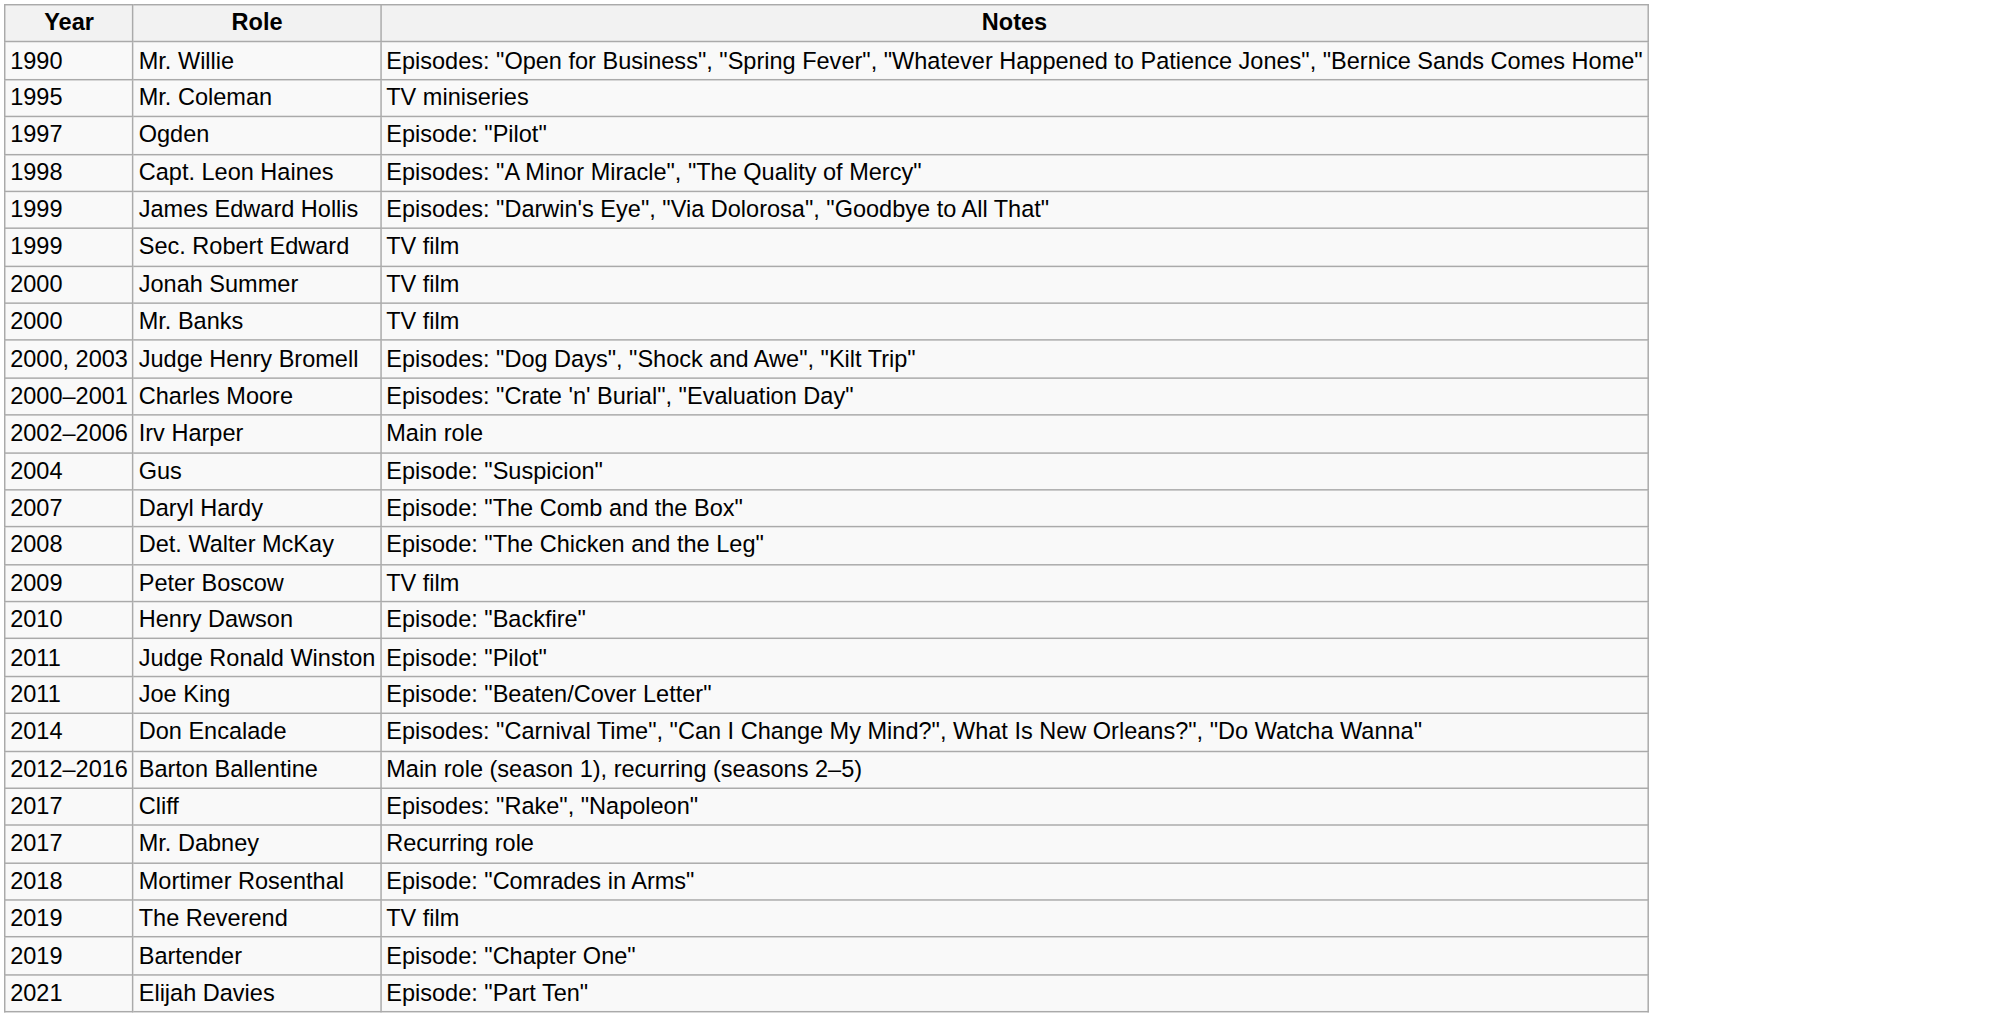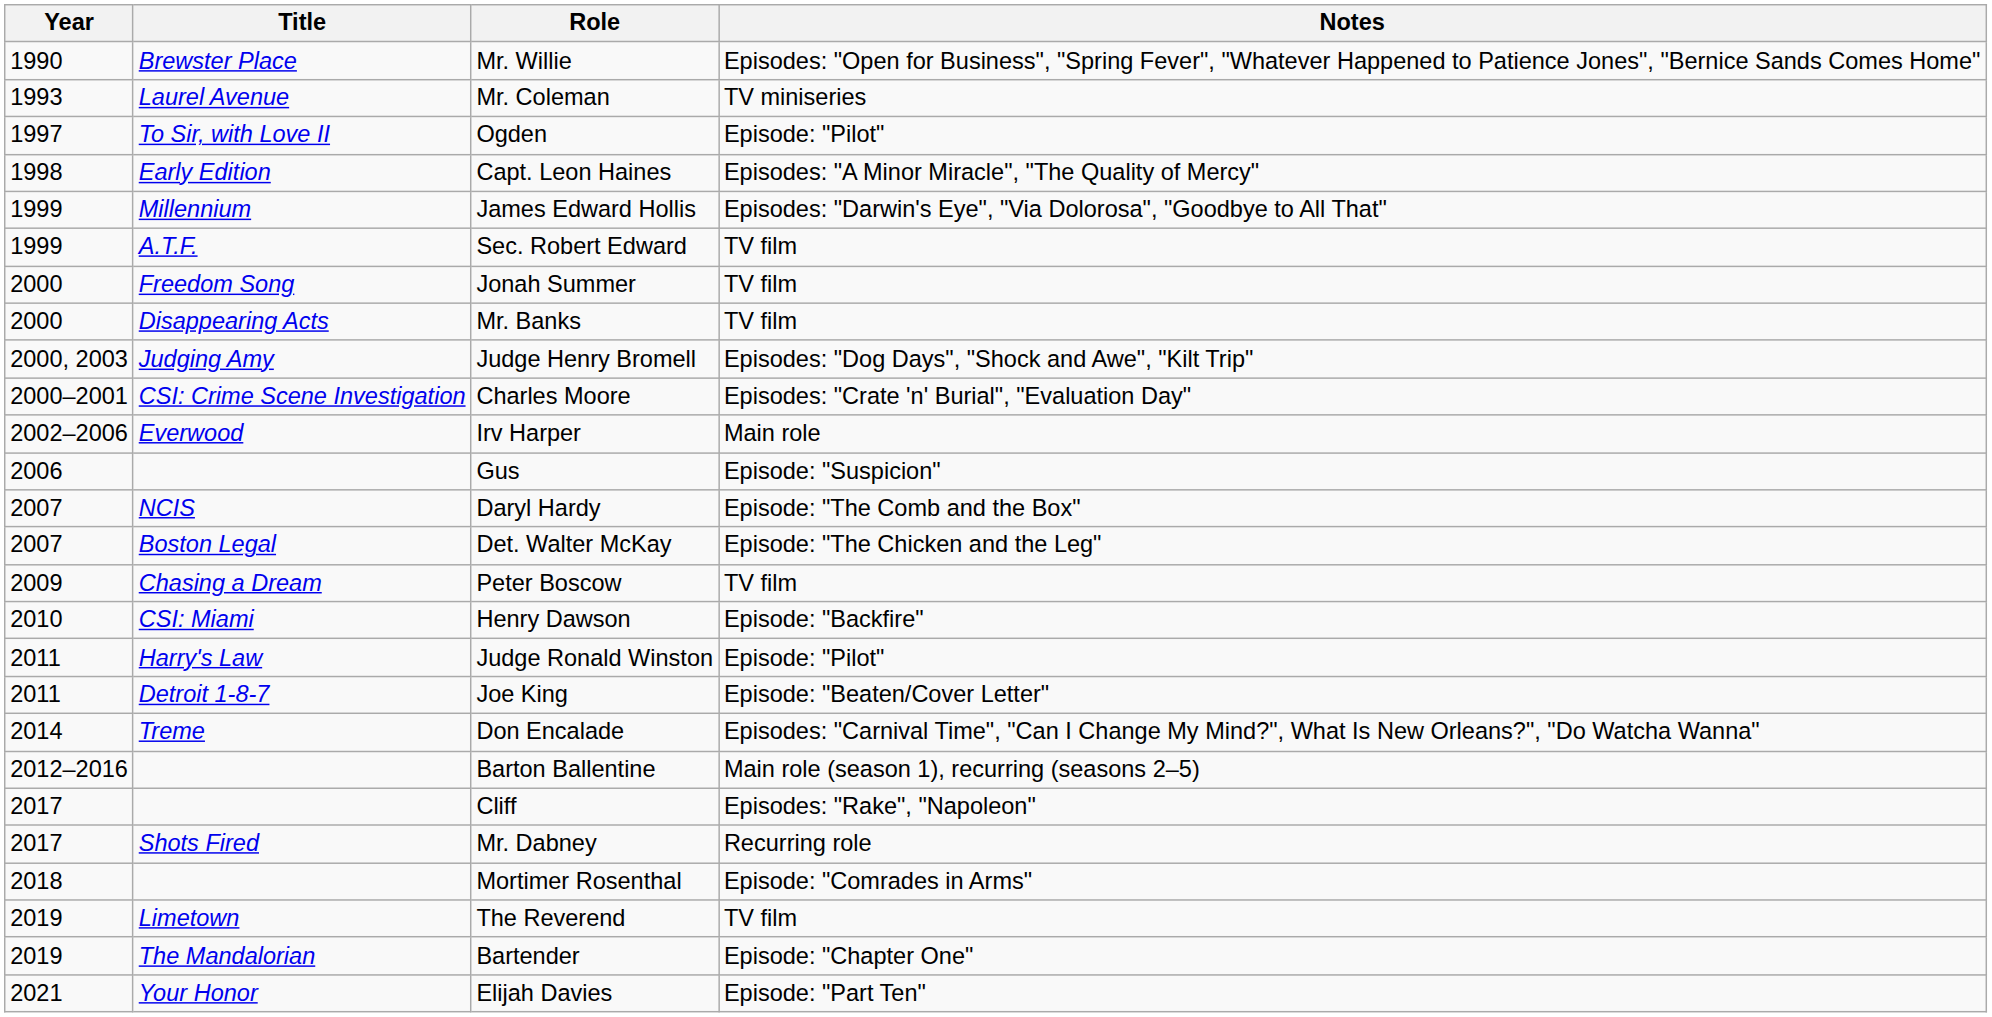+ column: (302, 23)
(36, 97) 1995 -> (36, 97) 1993
(36, 470) 2004 -> (36, 470) 2006
(36, 545) 2008 -> (36, 545) 2007
